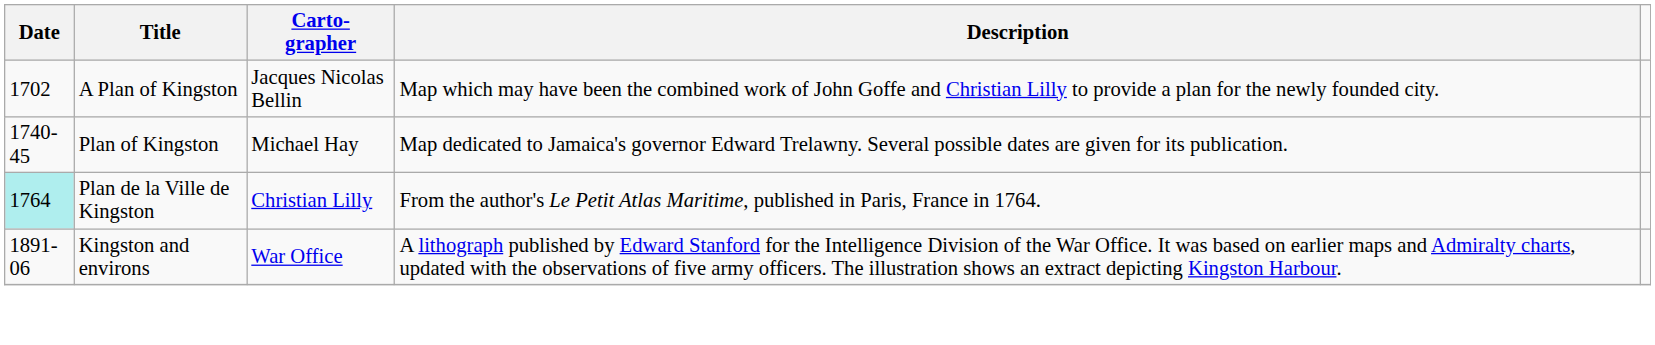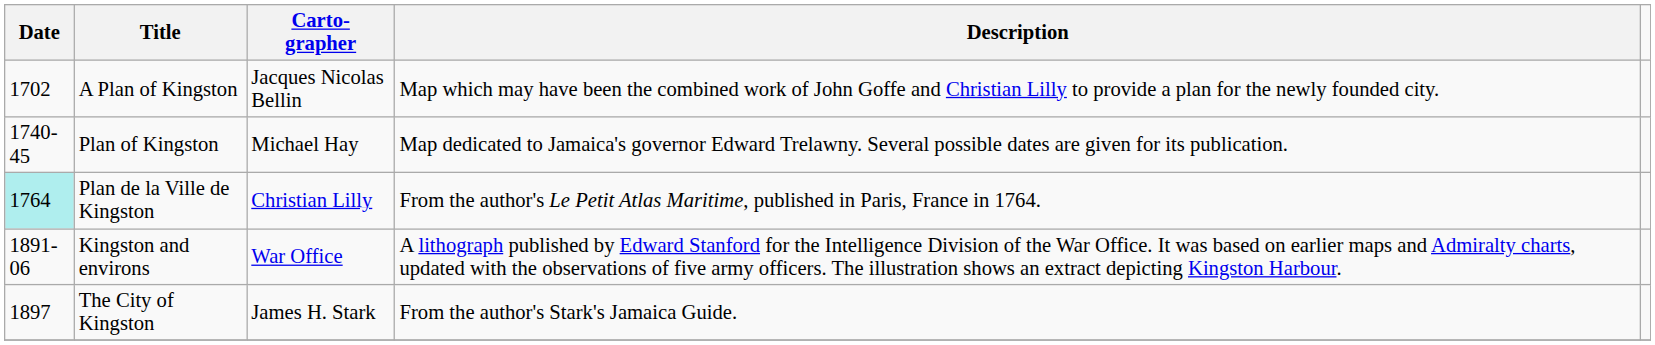+ row: (126, 312)
